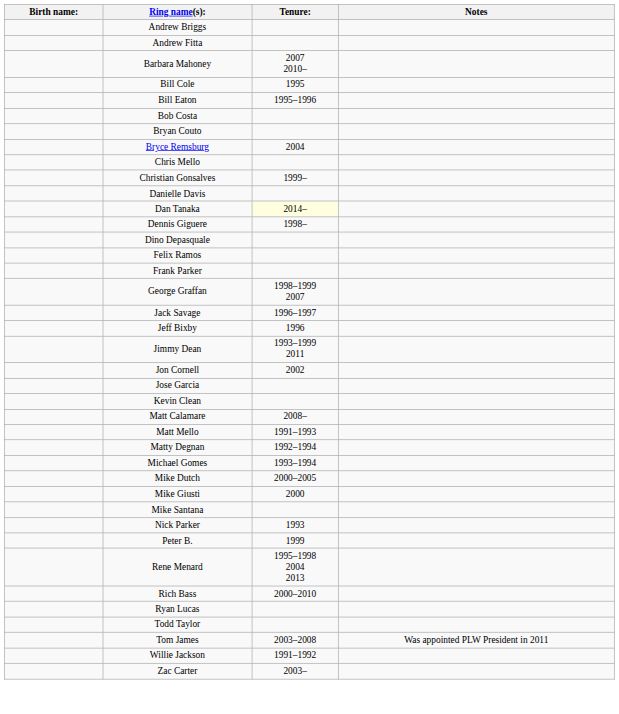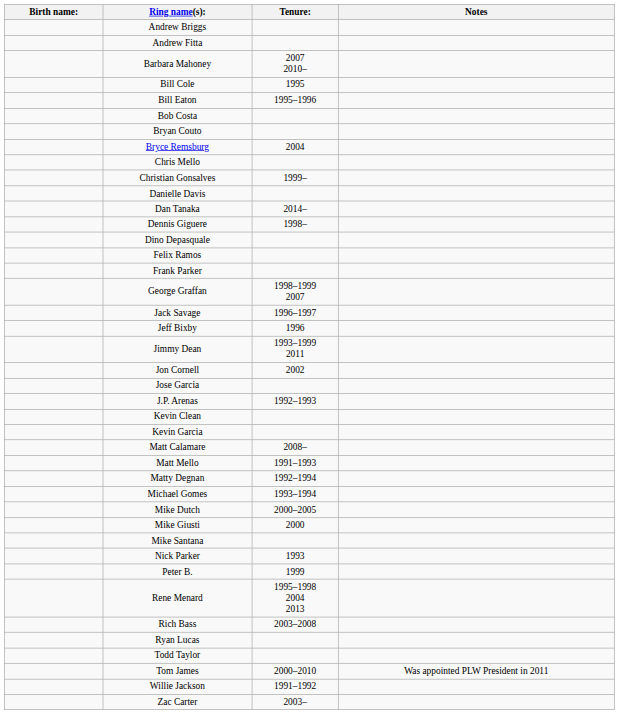(295, 208) lightyellow background -> (295, 208) no background
+ row: (177, 401)
+ row: (177, 432)
(295, 593) 2000–2010 -> (295, 624) 2003–2008
(295, 639) 2003–2008 -> (295, 670) 2000–2010
